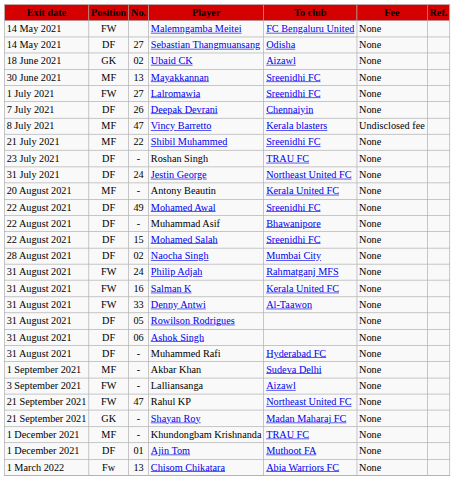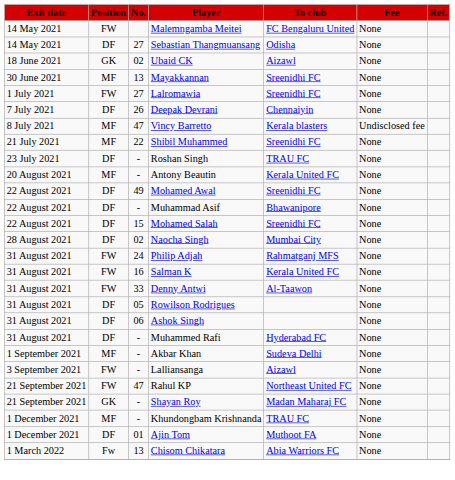- row: (179, 175)
